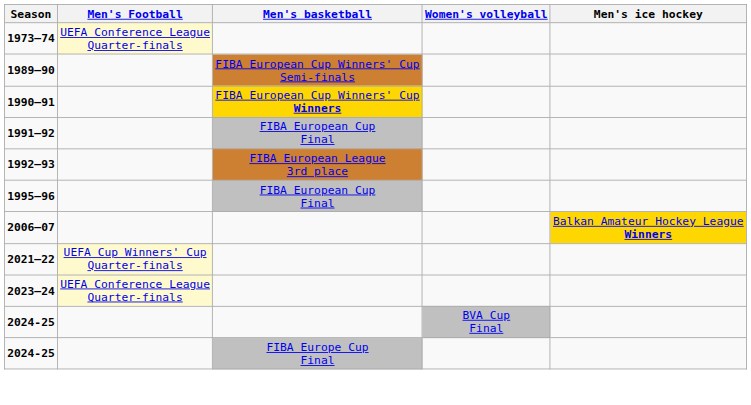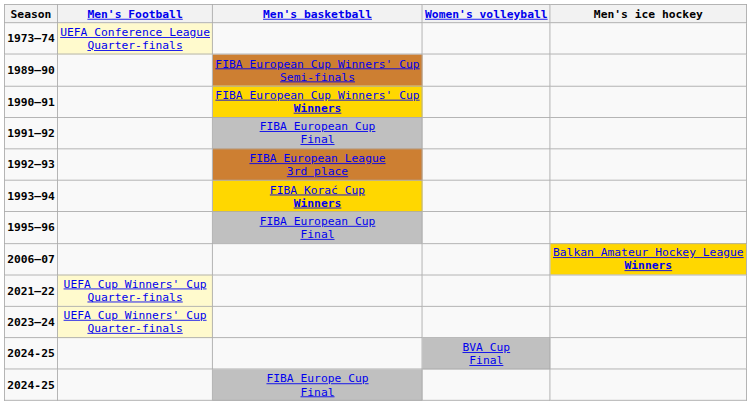+ row: (31, 196)
(135, 290) UEFA Conference League Quarter-finals -> (135, 322) UEFA Cup Winners' Cup Quarter-finals
